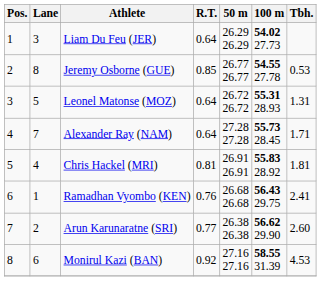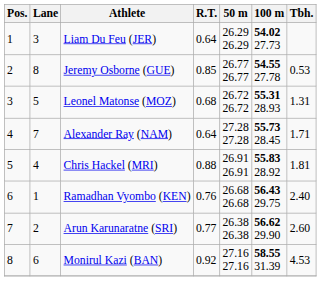(206, 102) 0.64 -> (206, 102) 0.68
(206, 165) 0.81 -> (206, 165) 0.88
(300, 197) 2.41 -> (300, 197) 2.40
